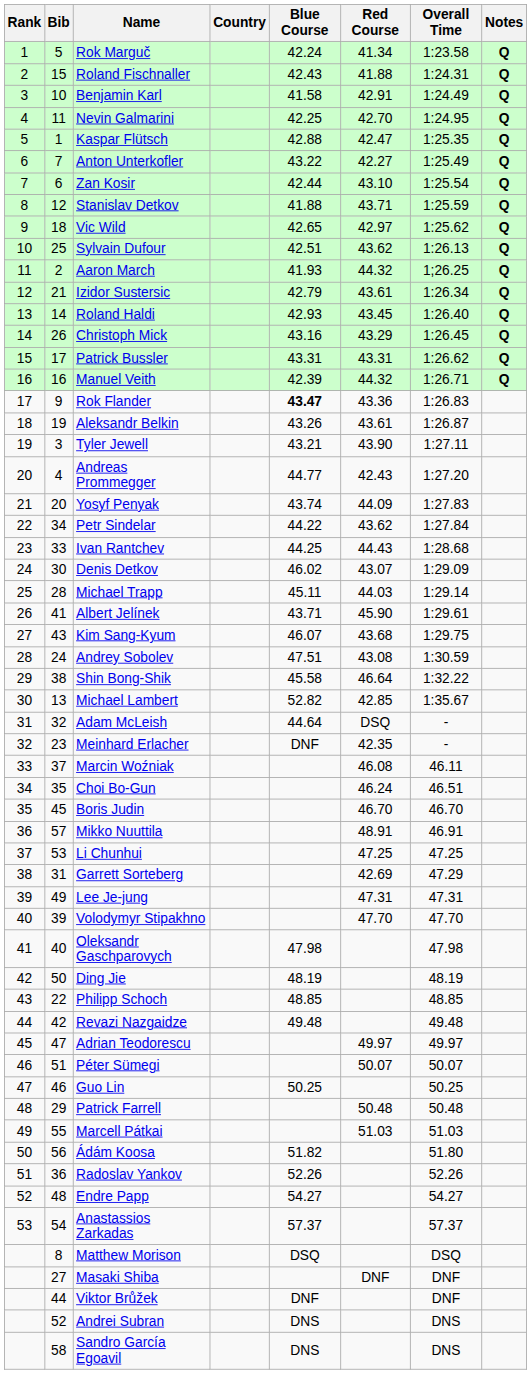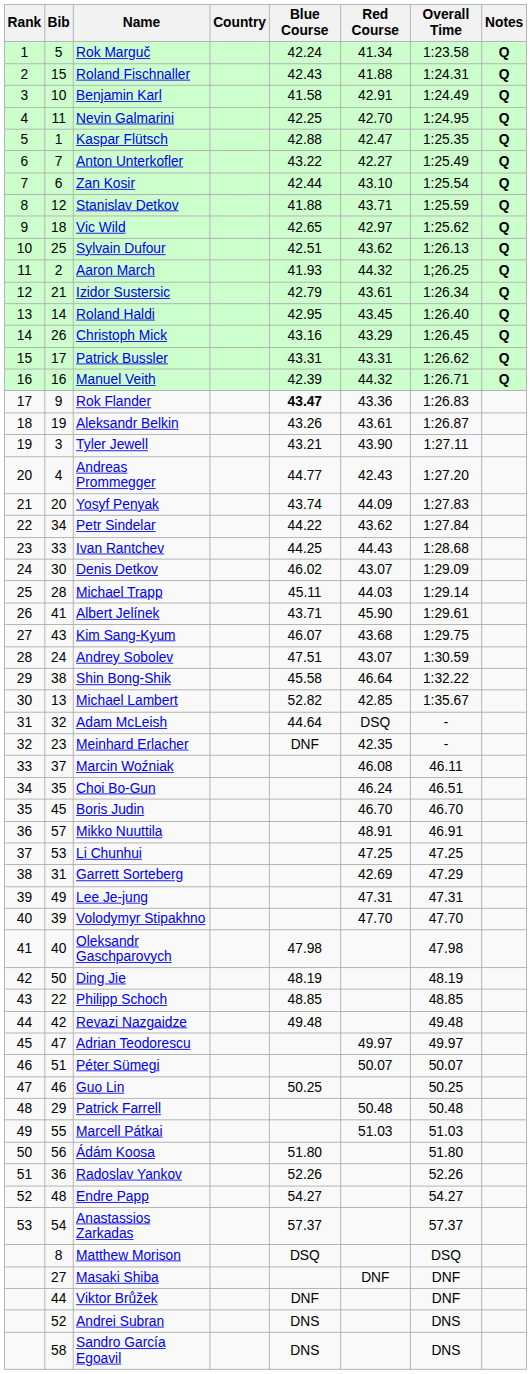(305, 314) 42.93 -> (305, 314) 42.95
(375, 657) 43.08 -> (375, 657) 43.07
(305, 1152) 51.82 -> (305, 1152) 51.80
